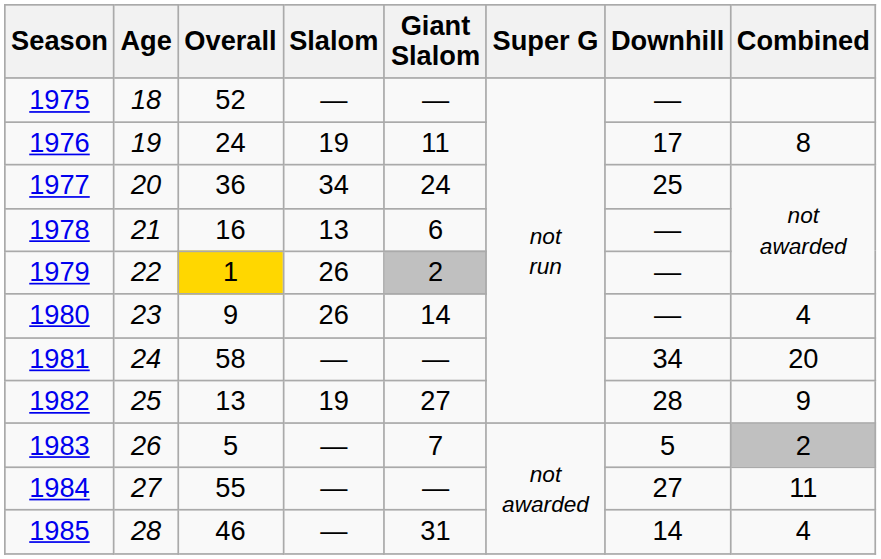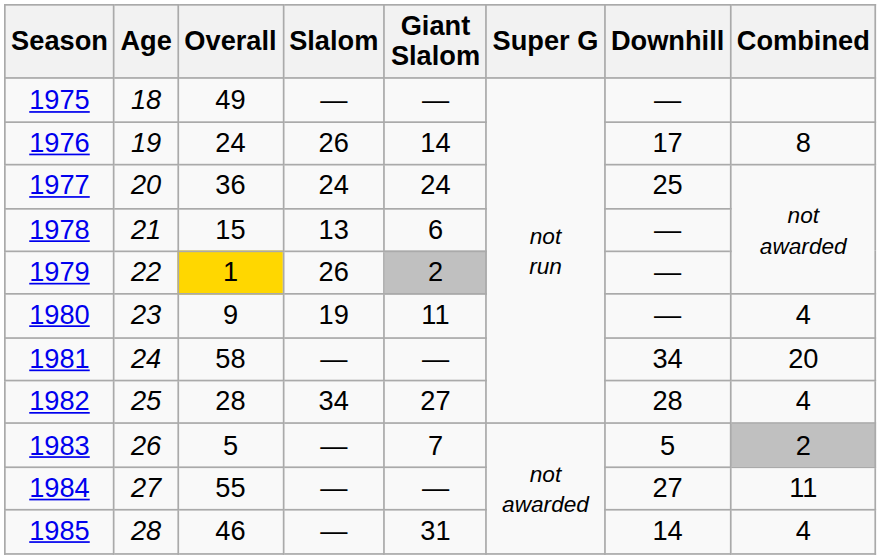(230, 99) 52 -> (230, 99) 49
(334, 142) 19 -> (334, 142) 26
(435, 142) 11 -> (435, 142) 14
(334, 186) 34 -> (334, 186) 24
(230, 229) 16 -> (230, 229) 15
(334, 315) 26 -> (334, 315) 19
(435, 315) 14 -> (435, 315) 11
(230, 401) 13 -> (230, 401) 28
(334, 401) 19 -> (334, 401) 34
(803, 401) 9 -> (803, 401) 4
